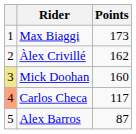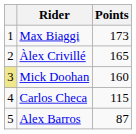(119, 56) 162 -> (119, 56) 165
(10, 98) lightsalmon background -> (10, 98) no background
(119, 98) 117 -> (119, 98) 115
